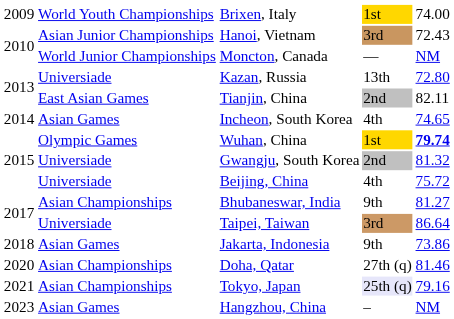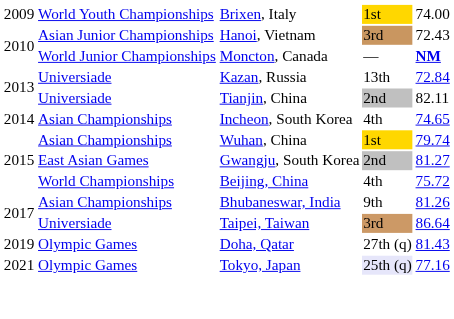(428, 56) normal -> (428, 56) bold
(433, 77) 72.80 -> (433, 77) 72.84
(93, 98) East Asian Games -> (75, 98) Universiade
(79, 118) Asian Games -> (105, 118) Asian Championships
(88, 139) Olympic Games -> (105, 139) Asian Championships
(433, 139) bold -> (433, 139) normal
(75, 160) Universiade -> (93, 160) East Asian Games
(433, 160) 81.32 -> (433, 160) 81.27
(75, 181) Universiade -> (106, 181) World Championships
(433, 202) 81.27 -> (433, 202) 81.26
- row: (275, 244)
(19, 265) 2020 -> (19, 244) 2019
(105, 265) Asian Championships -> (88, 244) Olympic Games
(433, 265) 81.46 -> (433, 244) 81.43
(105, 286) Asian Championships -> (88, 265) Olympic Games
(433, 286) 79.16 -> (433, 265) 77.16
- row: (273, 307)
